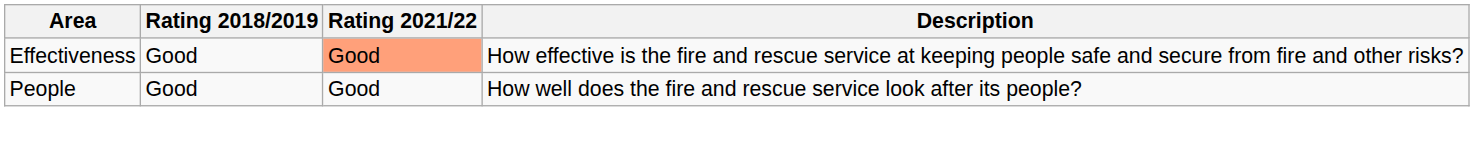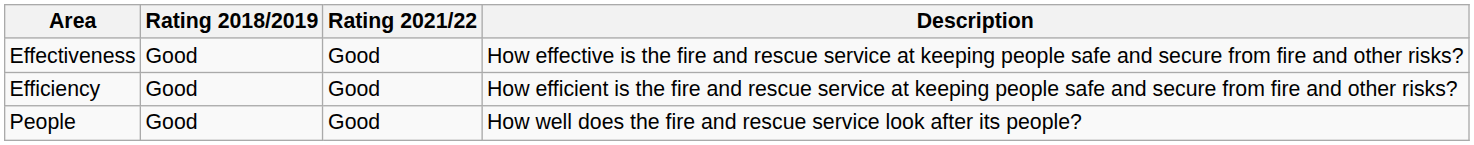(354, 55) lightsalmon background -> (354, 55) no background
+ row: (55, 88)
